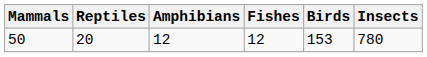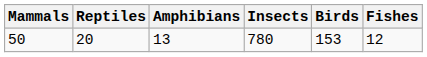columns swapped: (388, 16) <-> (273, 16)
(162, 40) 12 -> (162, 40) 13
